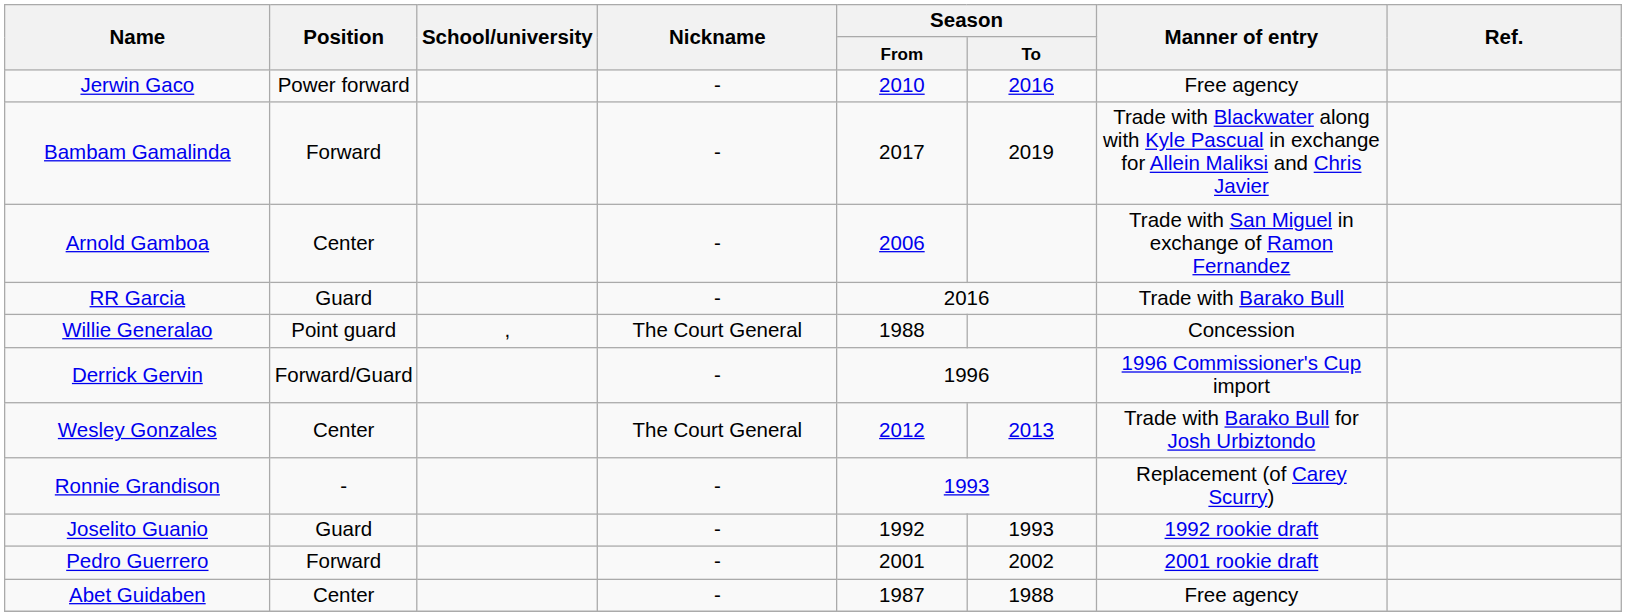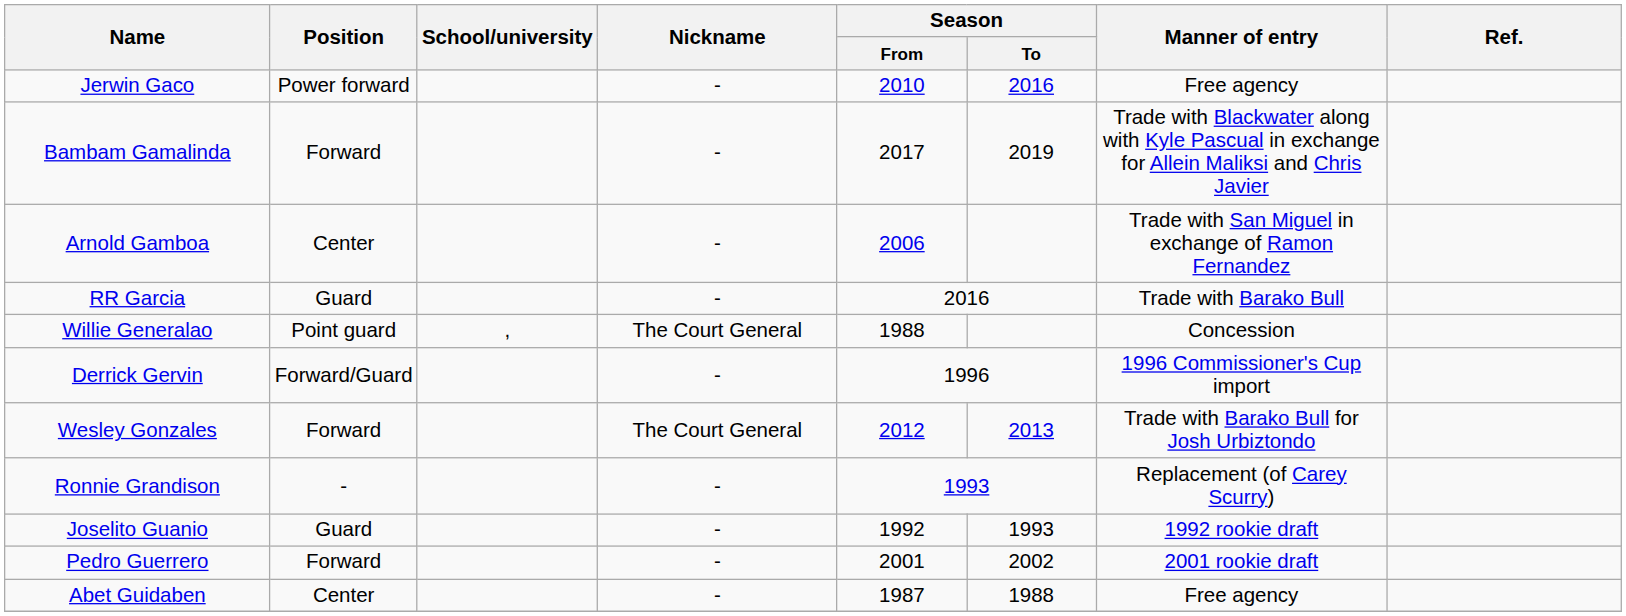(344, 430) Center -> (344, 430) Forward
